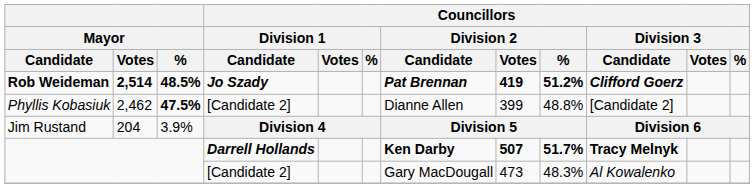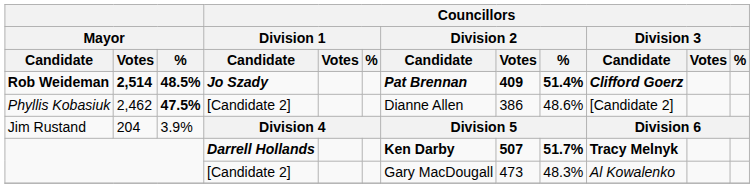(511, 82) 419 -> (511, 82) 409
(563, 82) 51.2% -> (563, 82) 51.4%
(511, 105) 399 -> (511, 105) 386
(563, 105) 48.8% -> (563, 105) 48.6%
